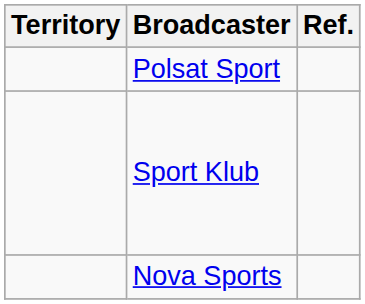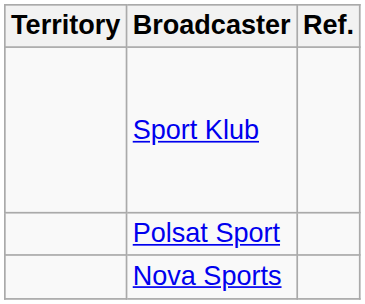rows swapped: (196, 172) <-> (206, 68)
